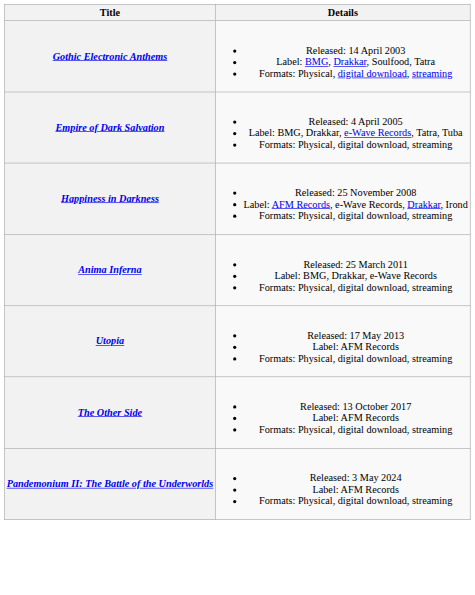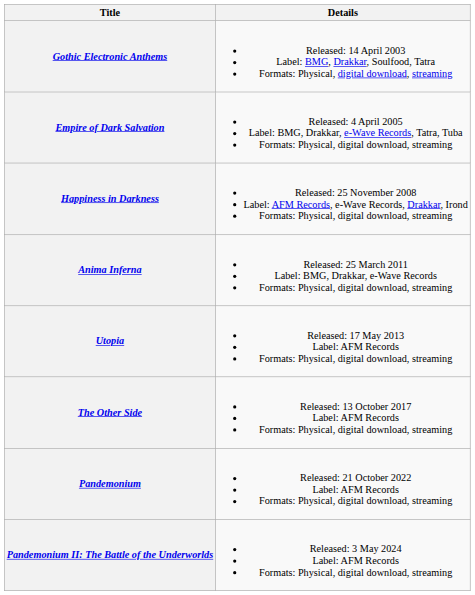+ row: (110, 484)
